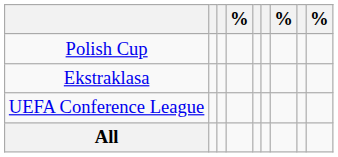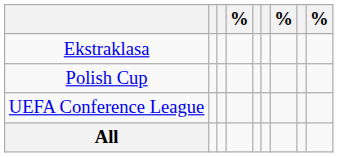rows swapped: (107, 78) <-> (107, 48)
